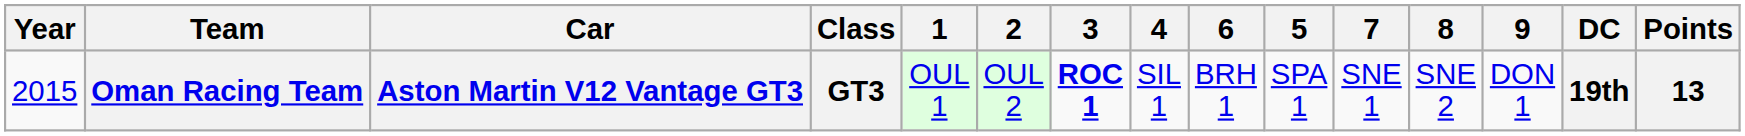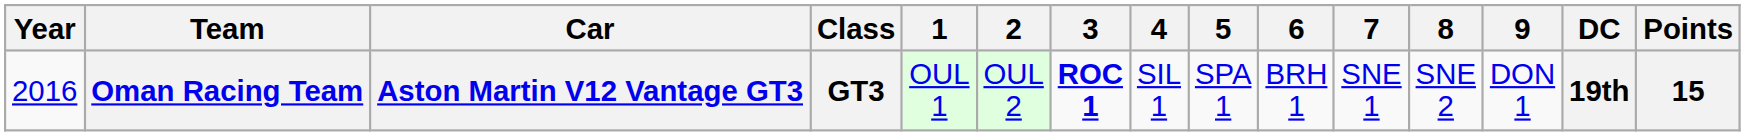columns swapped: (1299, 28) <-> (1226, 28)
(45, 90) 2015 -> (45, 90) 2016
(1688, 90) 13 -> (1688, 90) 15
